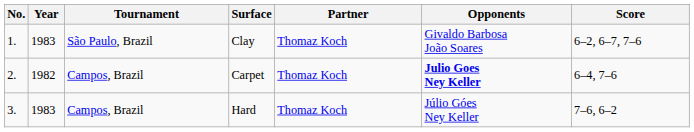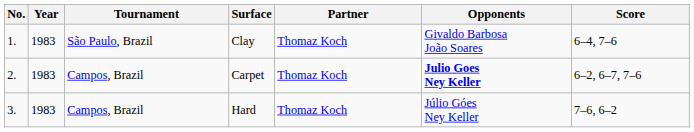(608, 40) 6–2, 6–7, 7–6 -> (596, 40) 6–4, 7–6
(43, 75) 1982 -> (43, 75) 1983
(596, 75) 6–4, 7–6 -> (608, 75) 6–2, 6–7, 7–6
